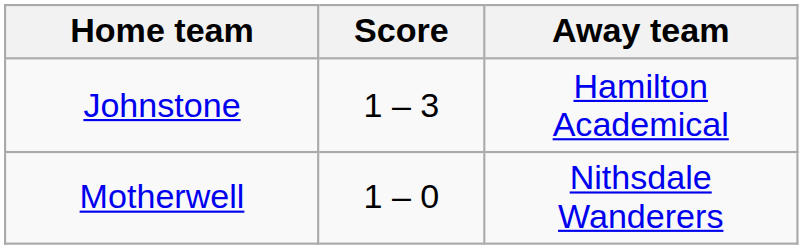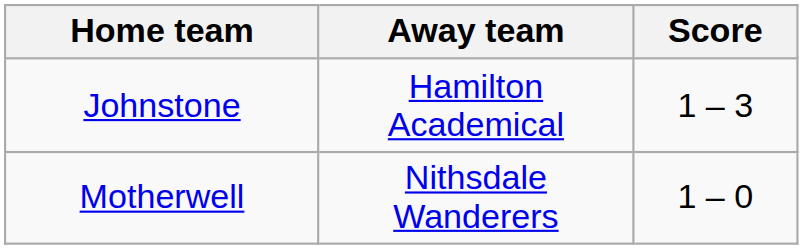columns swapped: (401, 31) <-> (641, 31)
